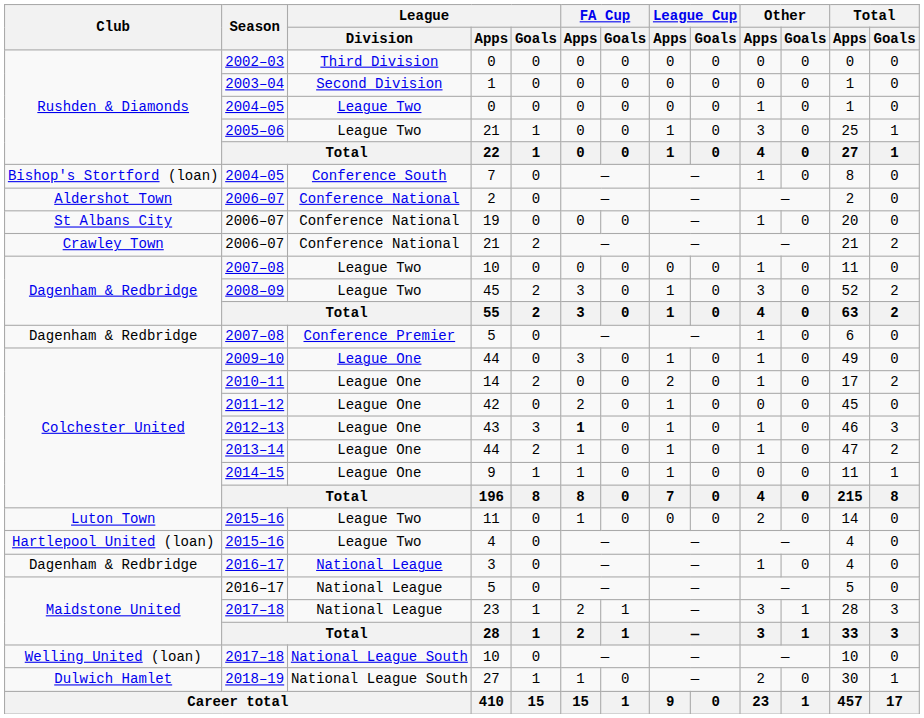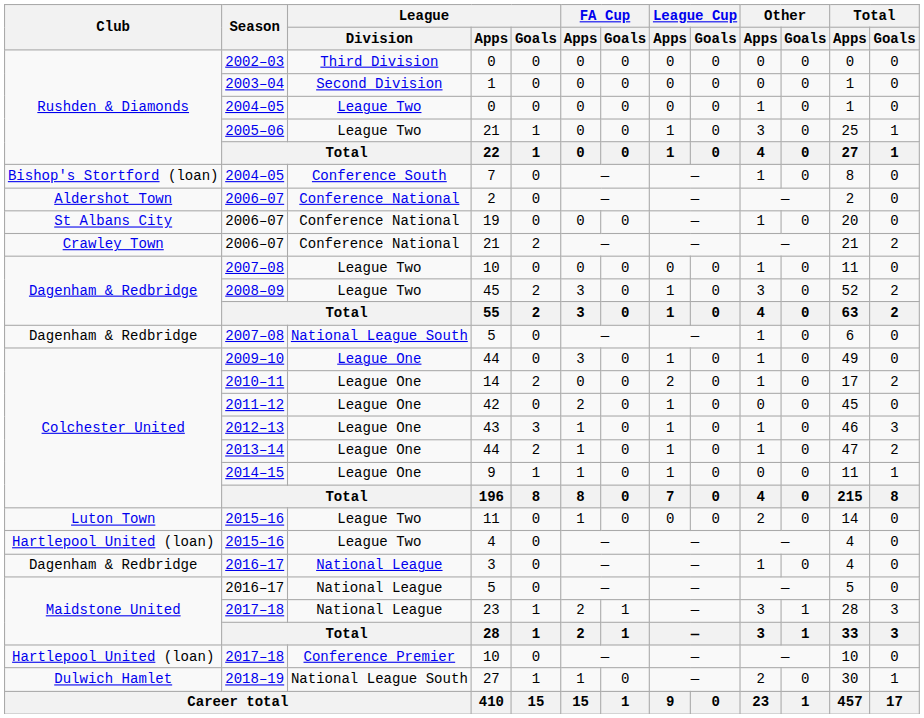(379, 336) Conference Premier -> (379, 336) National League South
(581, 428) bold -> (581, 428) normal
(113, 657) Welling United (loan) -> (113, 657) Hartlepool United (loan)
(379, 657) National League South -> (379, 657) Conference Premier
